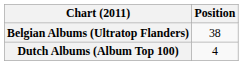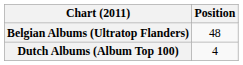(215, 32) 38 -> (215, 32) 48
